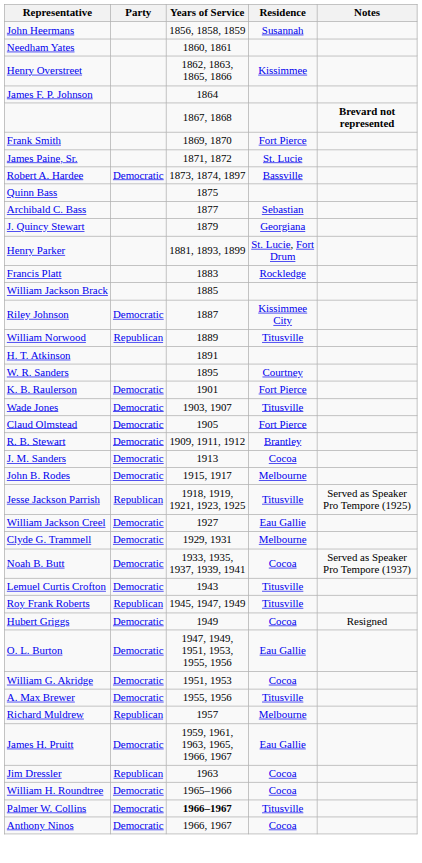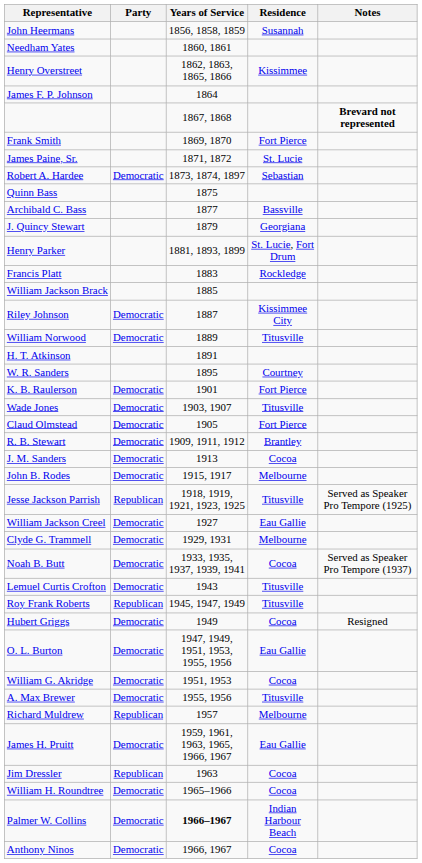(283, 175) Bassville -> (283, 175) Sebastian
(283, 210) Sebastian -> (283, 210) Bassville
(138, 338) Republican -> (138, 338) Democratic
(283, 808) Titusville -> (283, 820) Indian Harbour Beach
